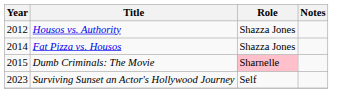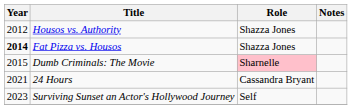(17, 46) normal -> (17, 46) bold
+ row: (53, 79)
